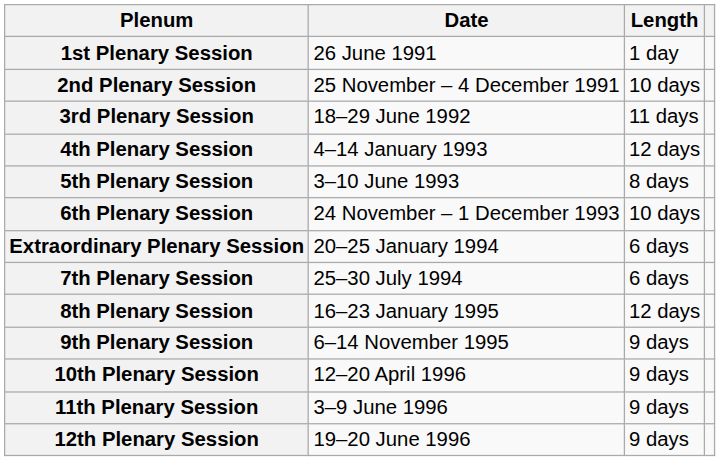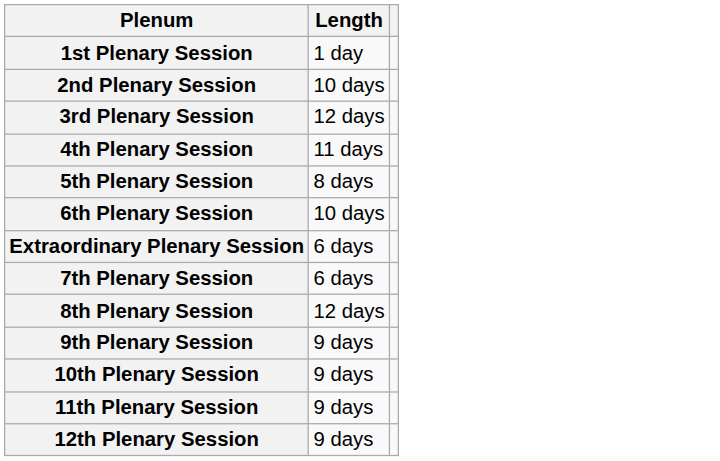- column: (467, 20)
(664, 117) 11 days -> (349, 117) 12 days
(665, 149) 12 days -> (348, 149) 11 days
